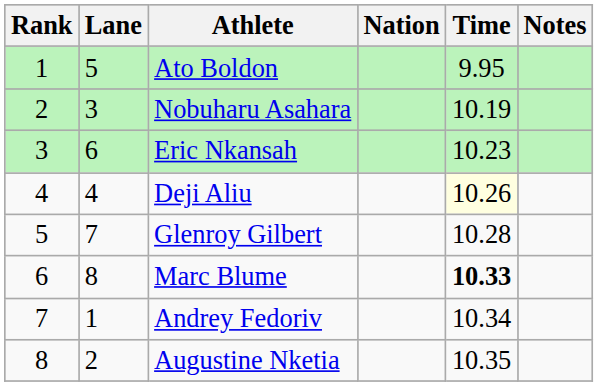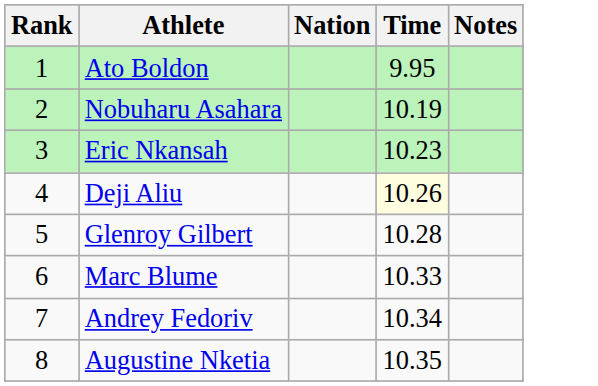- column: (113, 25)
(482, 276) bold -> (412, 276) normal
